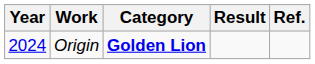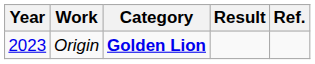(27, 44) 2024 -> (27, 44) 2023
